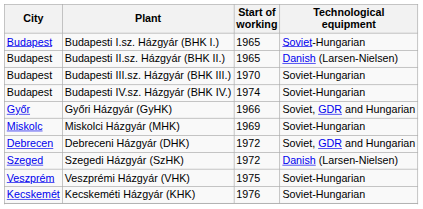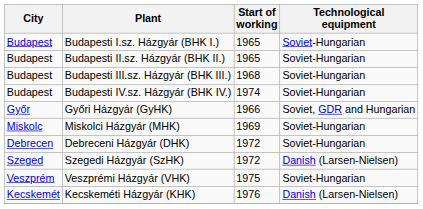(340, 59) Danish (Larsen-Nielsen) -> (324, 59) Soviet-Hungarian
(248, 76) 1970 -> (248, 76) 1968
(349, 144) Soviet, GDR and Hungarian -> (324, 144) Soviet-Hungarian
(324, 195) Soviet-Hungarian -> (340, 195) Danish (Larsen-Nielsen)
